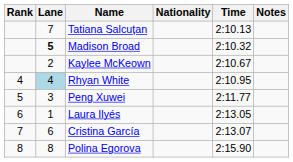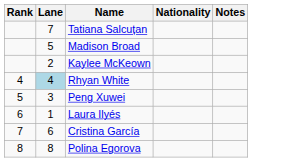- column: (233, 13)
(50, 47) bold -> (50, 47) normal
